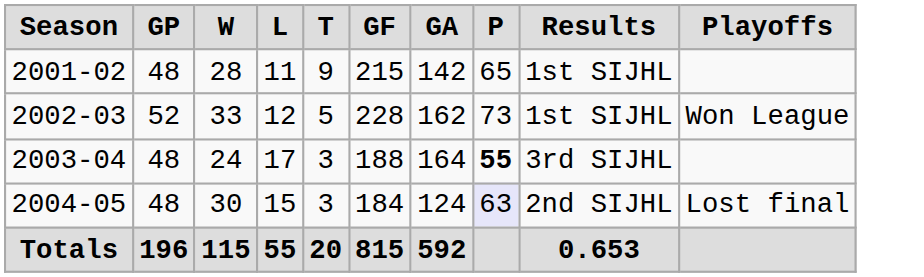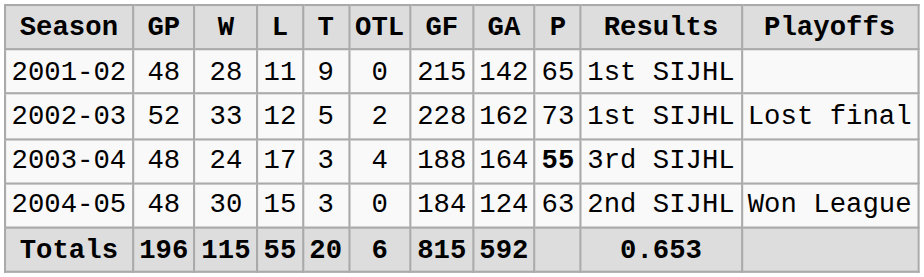+ column: (380, 27)
(767, 116) Won League -> (830, 116) Lost final
(496, 205) lavender background -> (558, 205) no background
(767, 205) Lost final -> (830, 205) Won League
